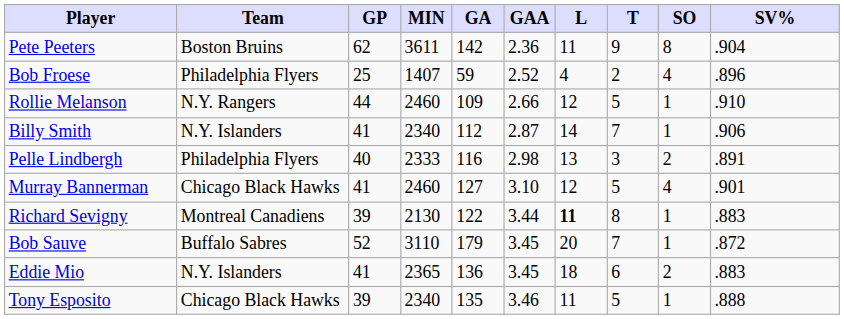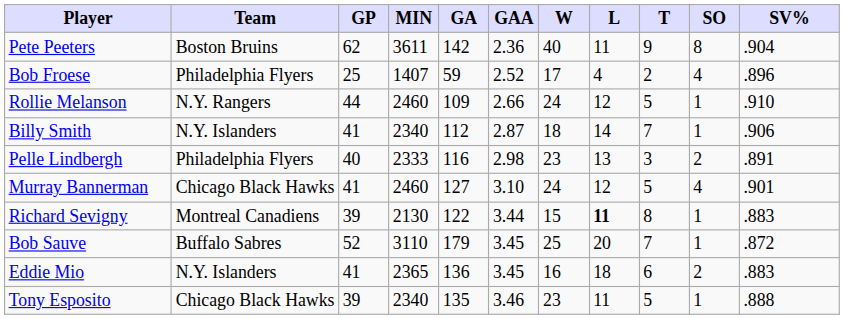+ column: (564, 18)
